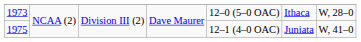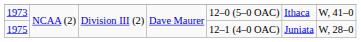(336, 12) W, 28–0 -> (336, 12) W, 41–0
(336, 29) W, 41–0 -> (336, 29) W, 28–0
